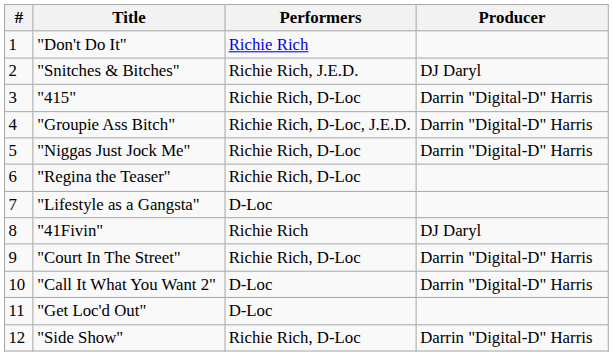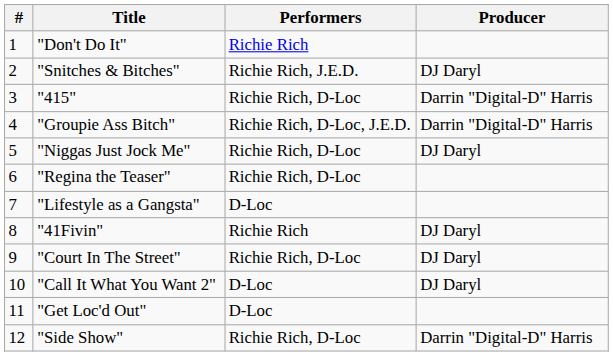(506, 151) Darrin "Digital-D" Harris -> (451, 151) DJ Daryl
(506, 257) Darrin "Digital-D" Harris -> (451, 257) DJ Daryl
(506, 284) Darrin "Digital-D" Harris -> (451, 284) DJ Daryl
